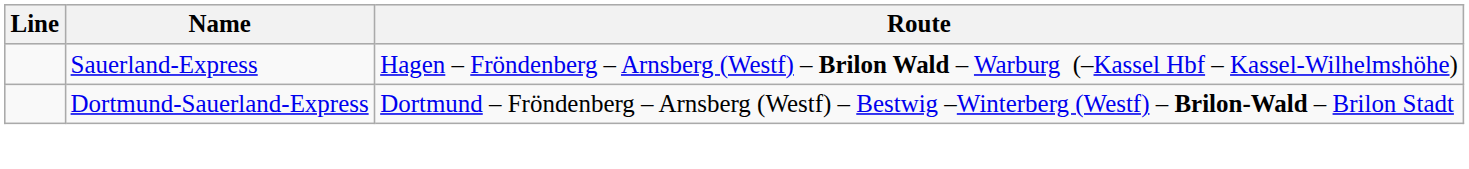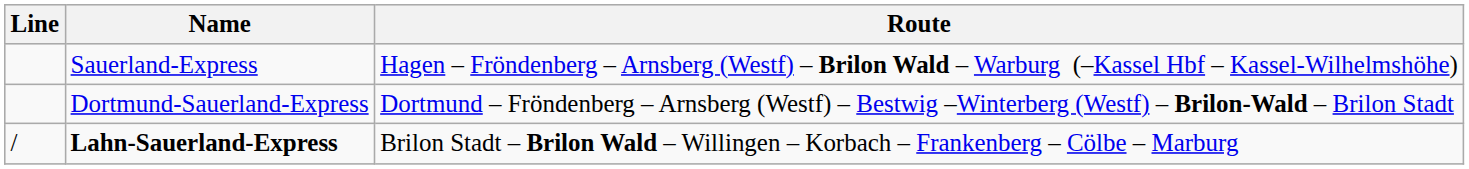+ row: (204, 143)
